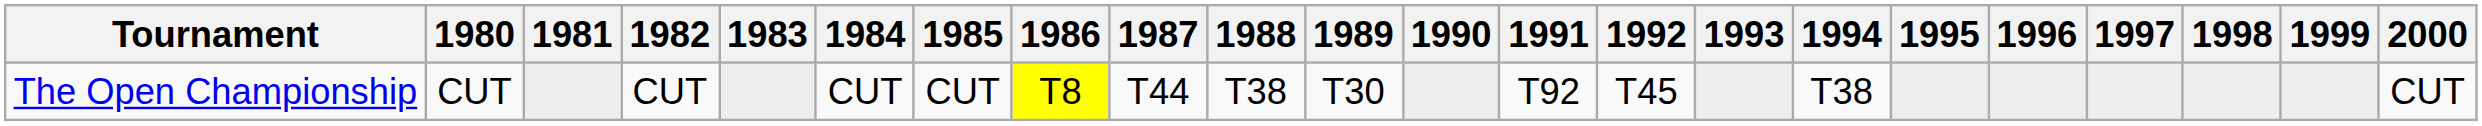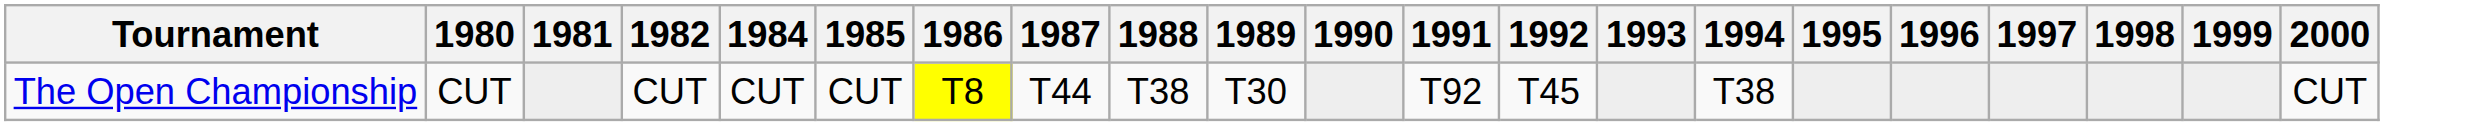- column: (767, 34)
